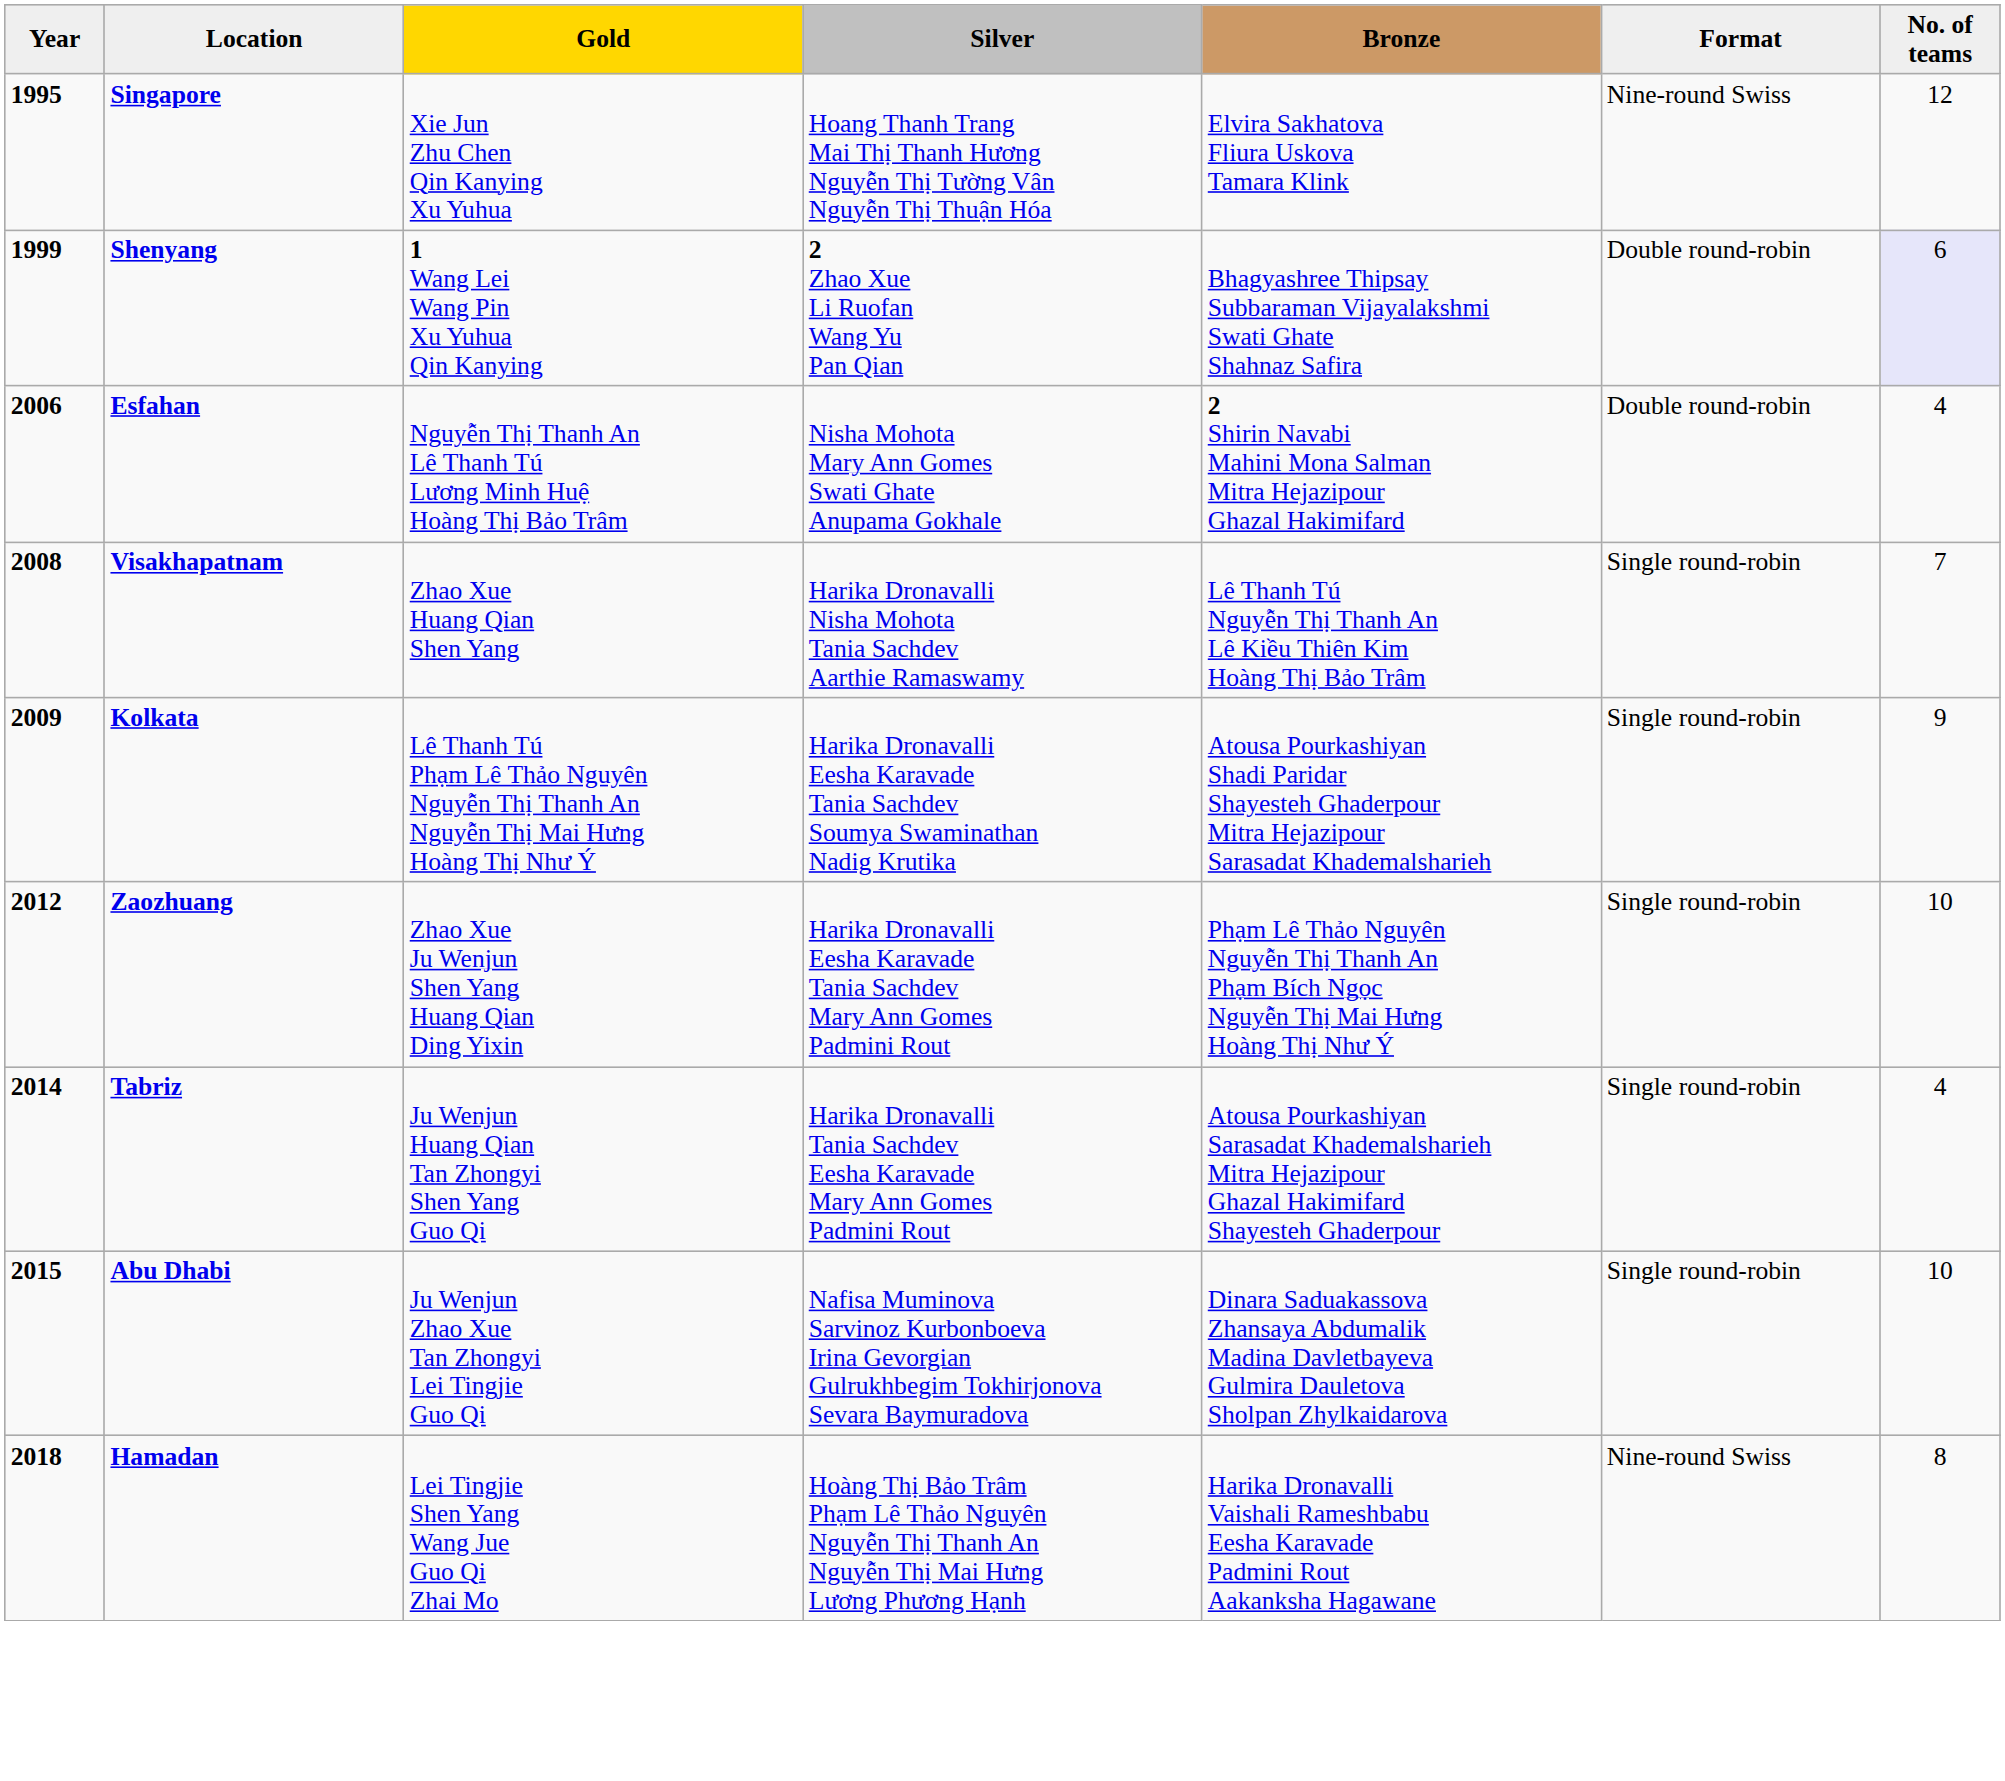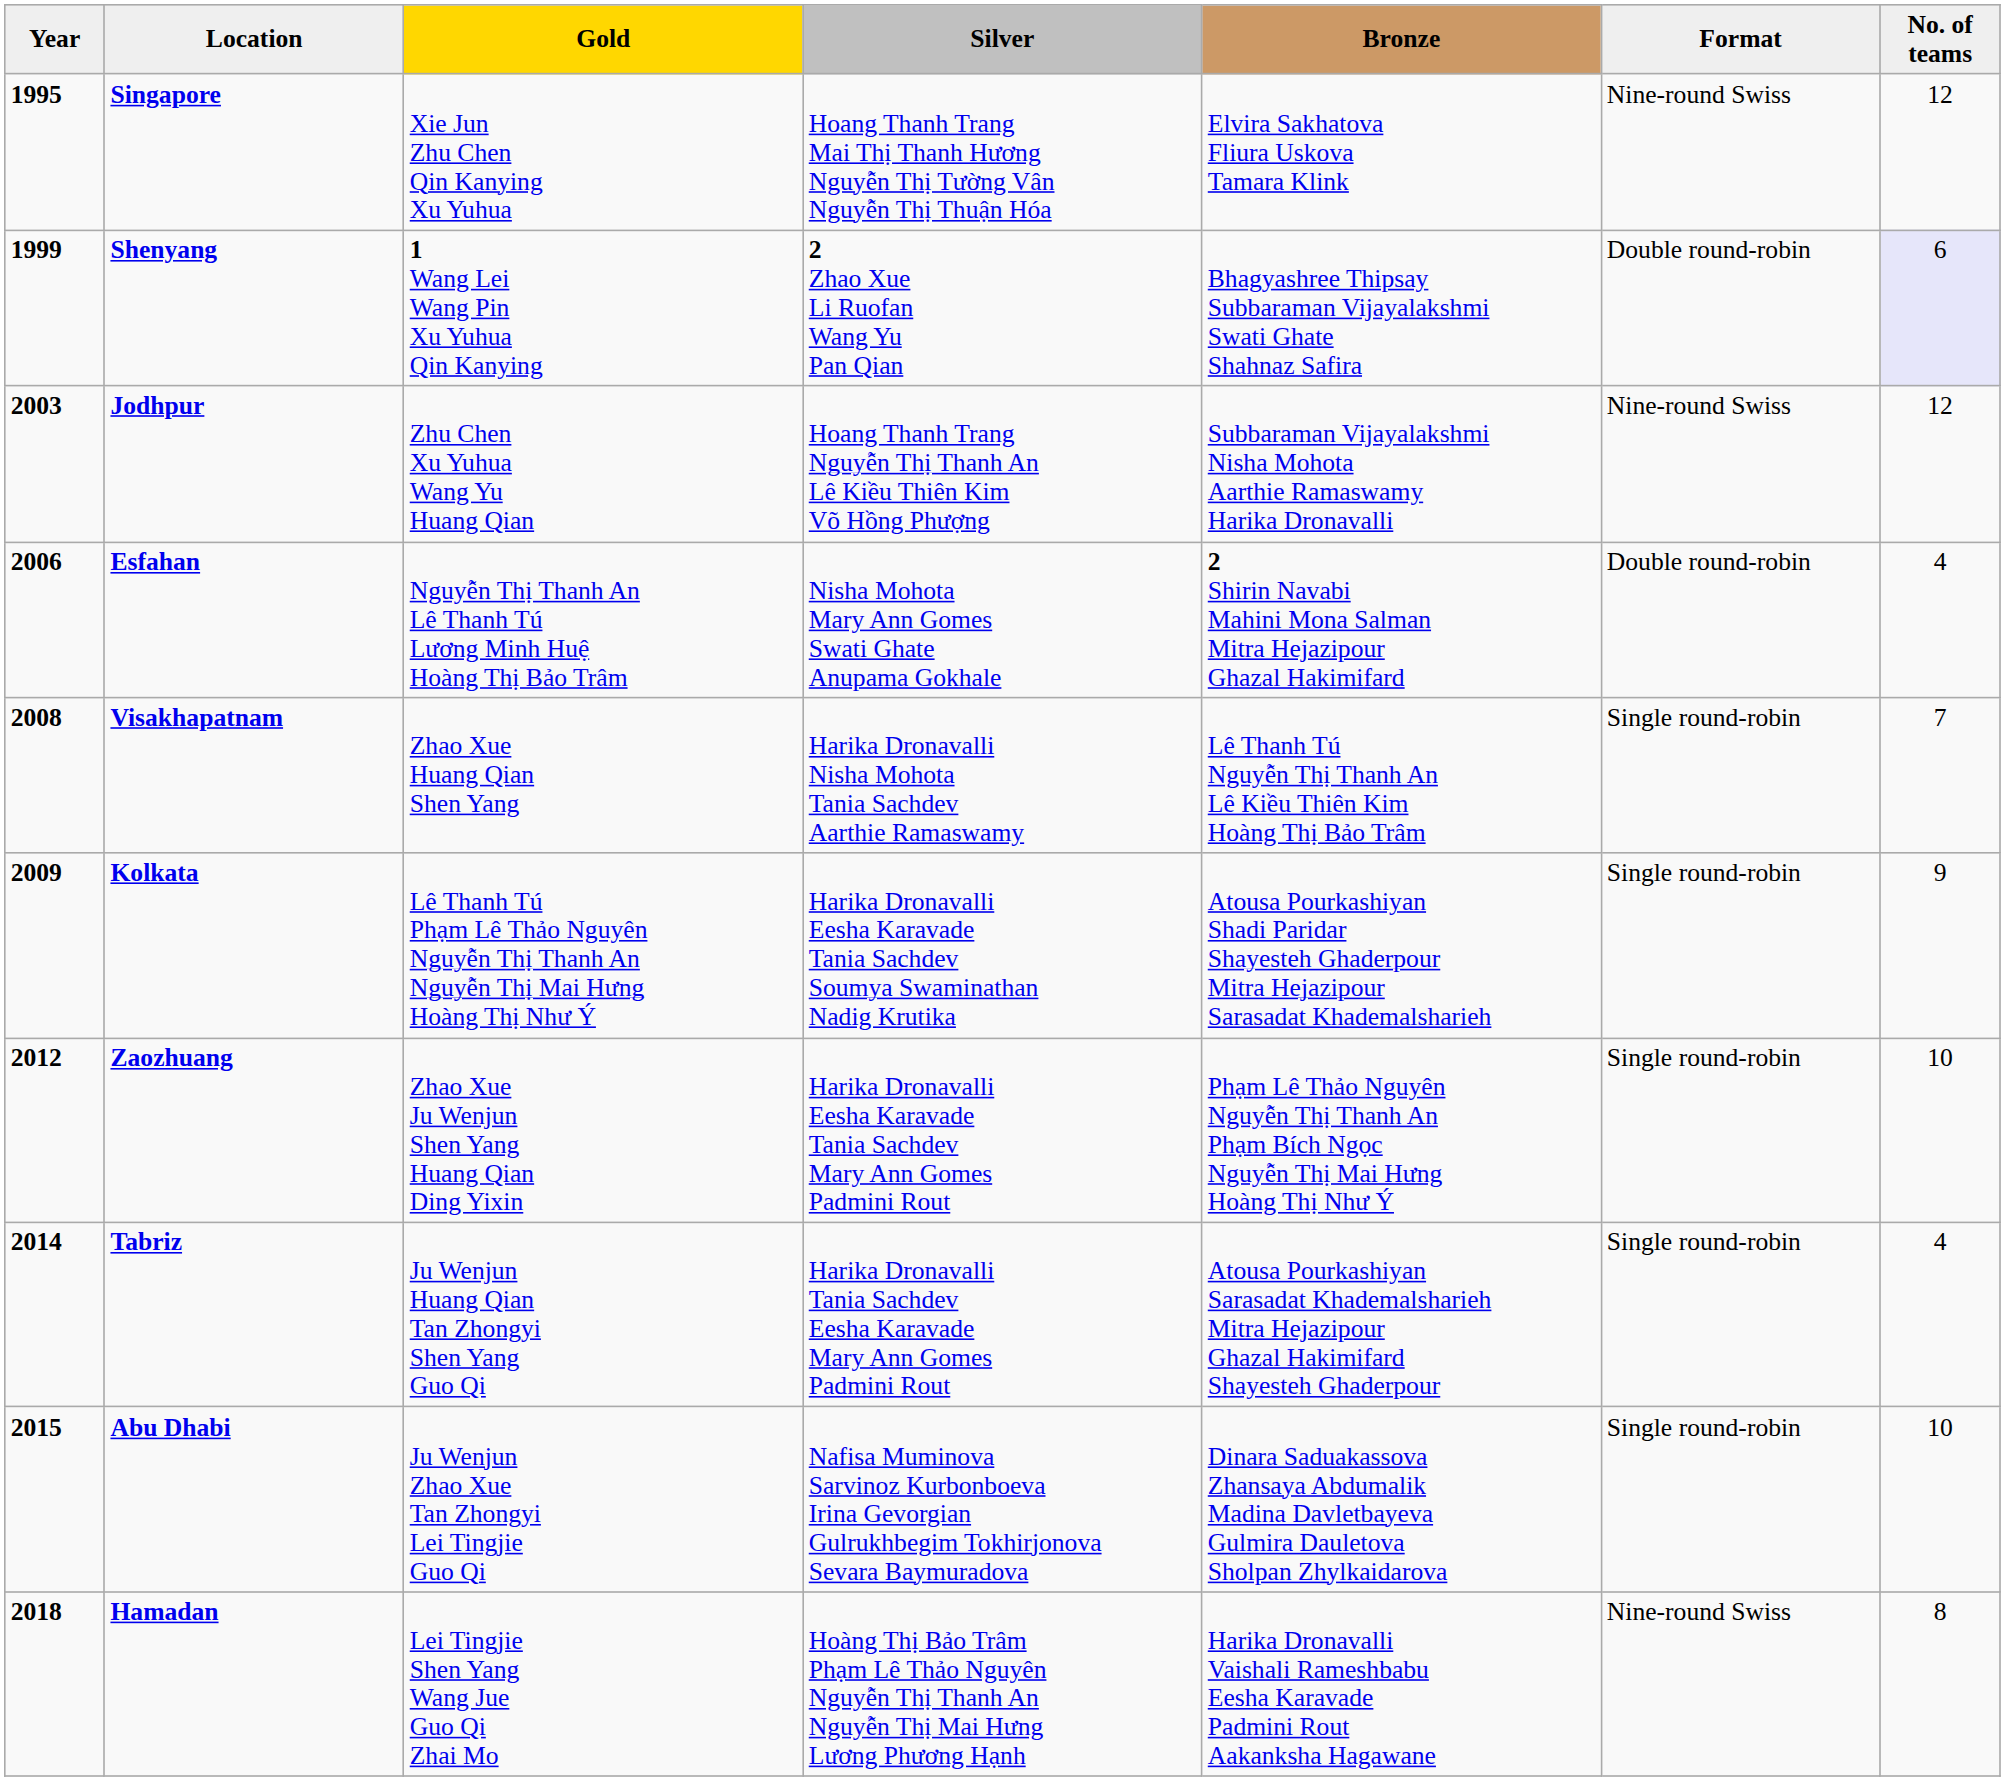+ row: (157, 405)
